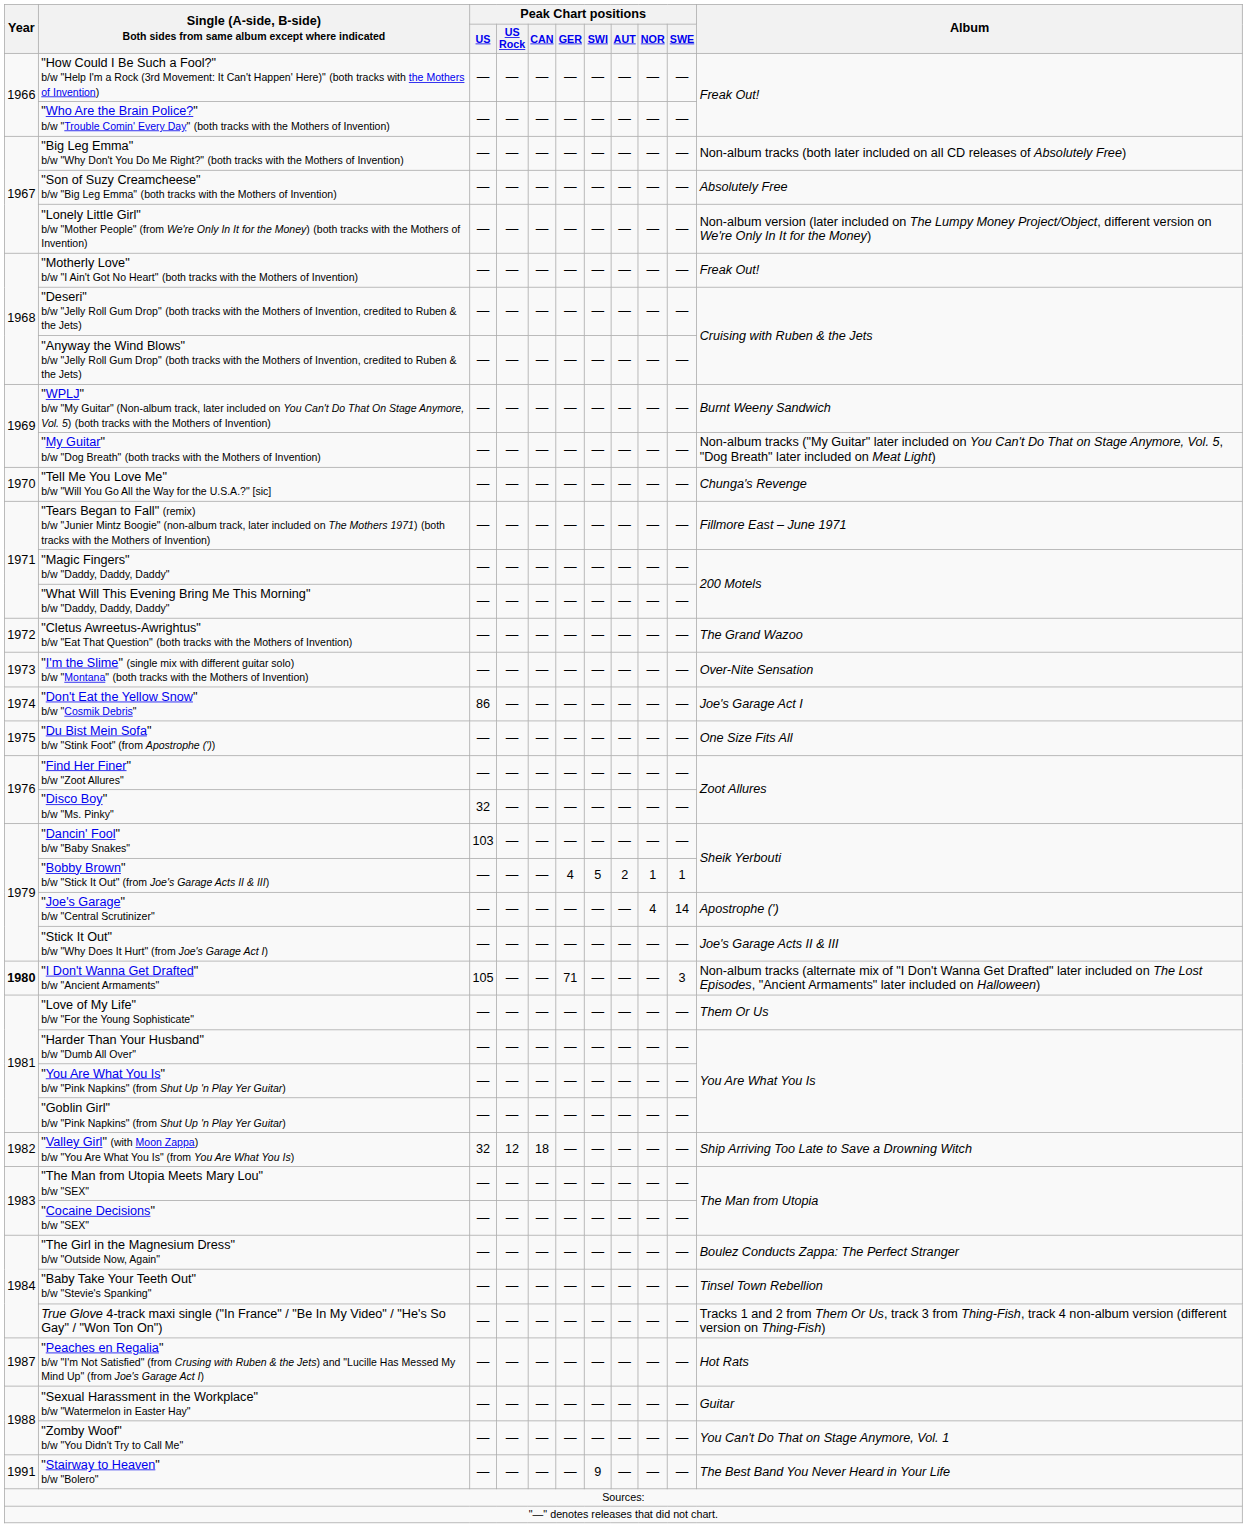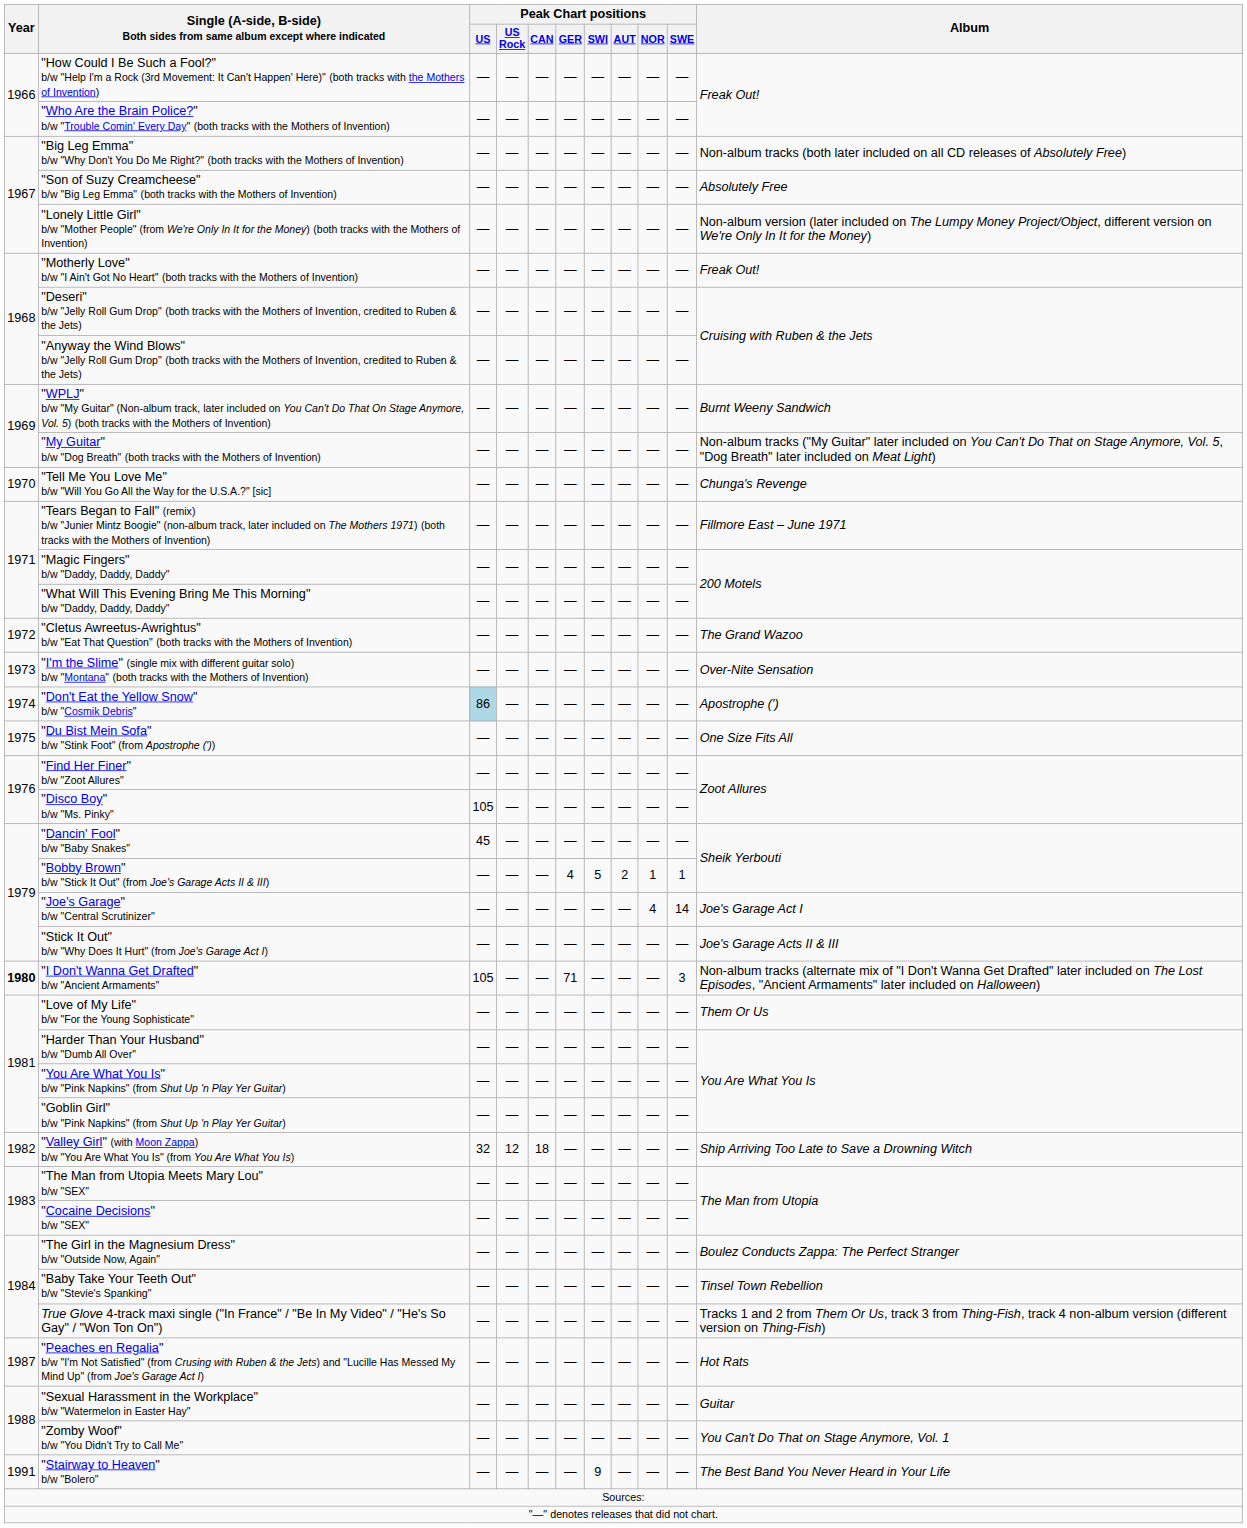(483, 704) no background -> (483, 704) lightblue background
(751, 704) Joe's Garage Act I -> (739, 704) Apostrophe (')
(483, 806) 32 -> (483, 806) 105
(483, 841) 103 -> (483, 841) 45
(739, 909) Apostrophe (') -> (751, 909) Joe's Garage Act I
